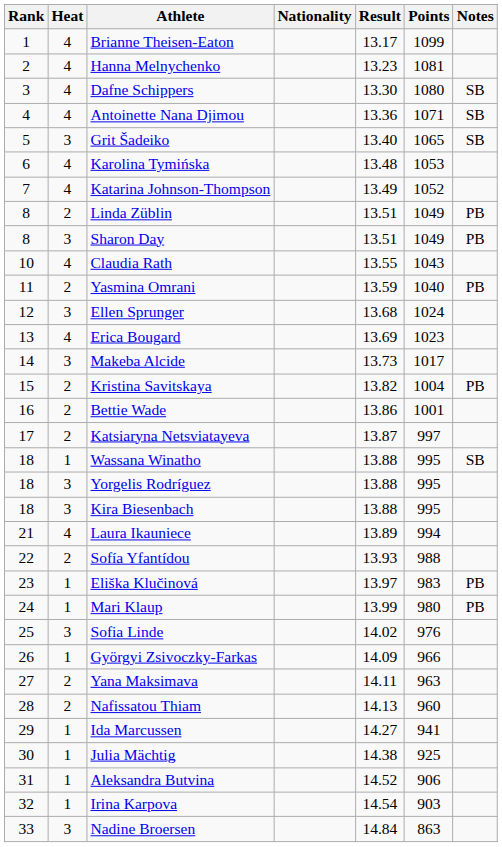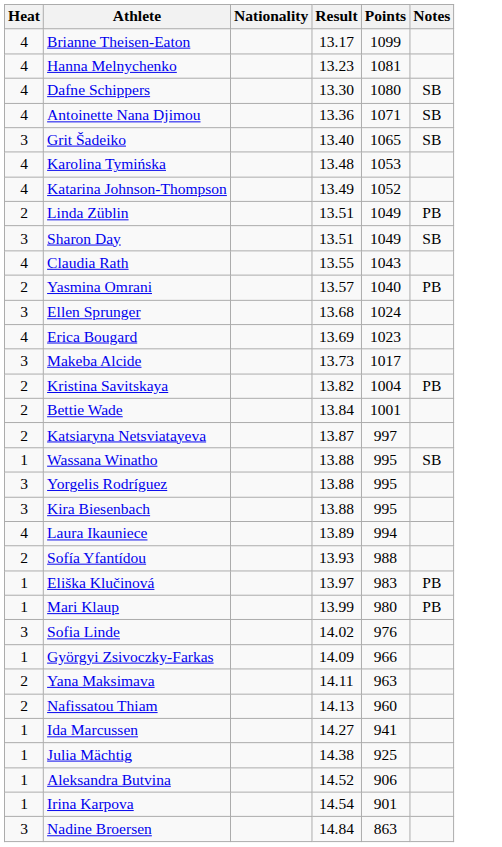- column: (26, 16)
(475, 238) PB -> (432, 238) SB
(380, 287) 13.59 -> (336, 287) 13.57
(380, 410) 13.86 -> (336, 410) 13.84
(429, 804) 903 -> (385, 804) 901
